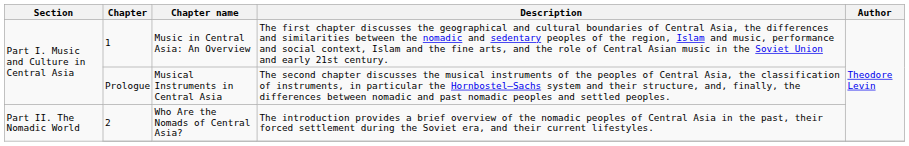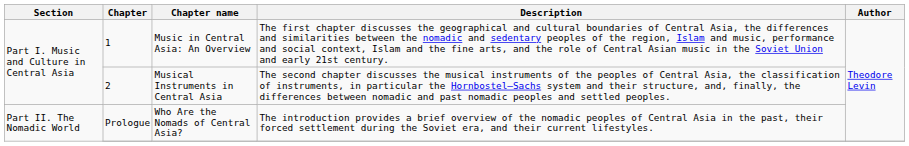(128, 86) Prologue -> (108, 86) 2
(108, 123) 2 -> (128, 123) Prologue
